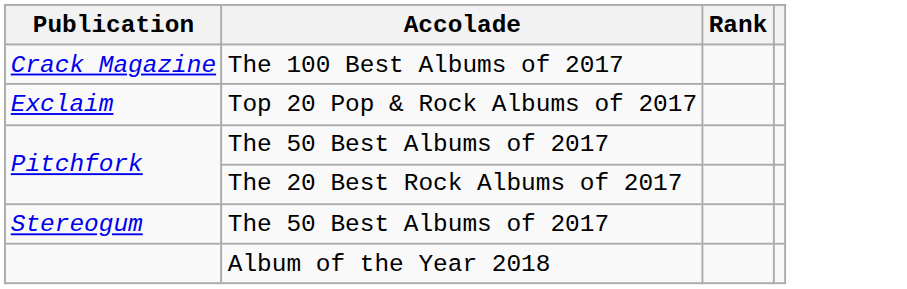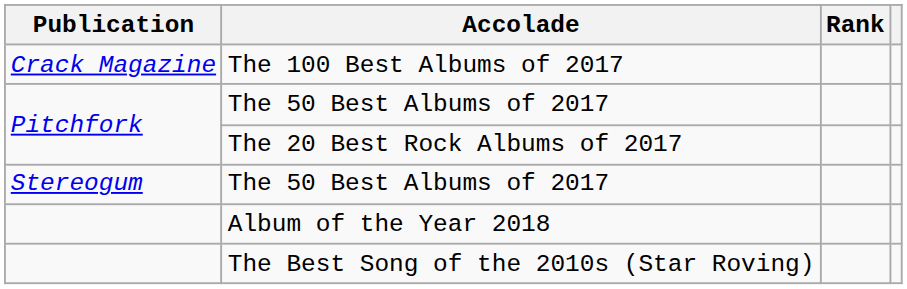- row: (62, 105)
+ row: (113, 264)
